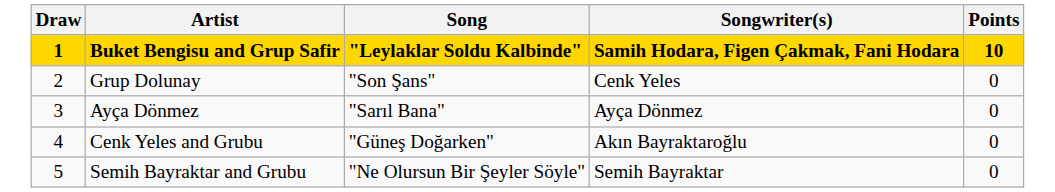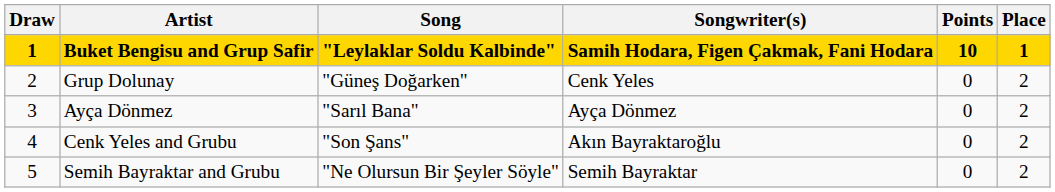+ column: (1024, 19)
(392, 80) "Son Şans" -> (395, 80) "Güneş Doğarken"
(421, 141) "Güneş Doğarken" -> (366, 141) "Son Şans"
